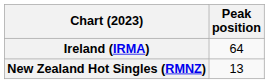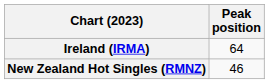(236, 68) 13 -> (236, 68) 46
